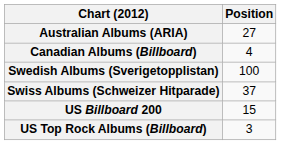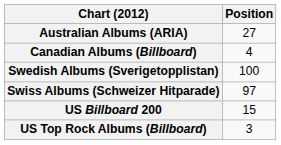(249, 91) 37 -> (249, 91) 97
